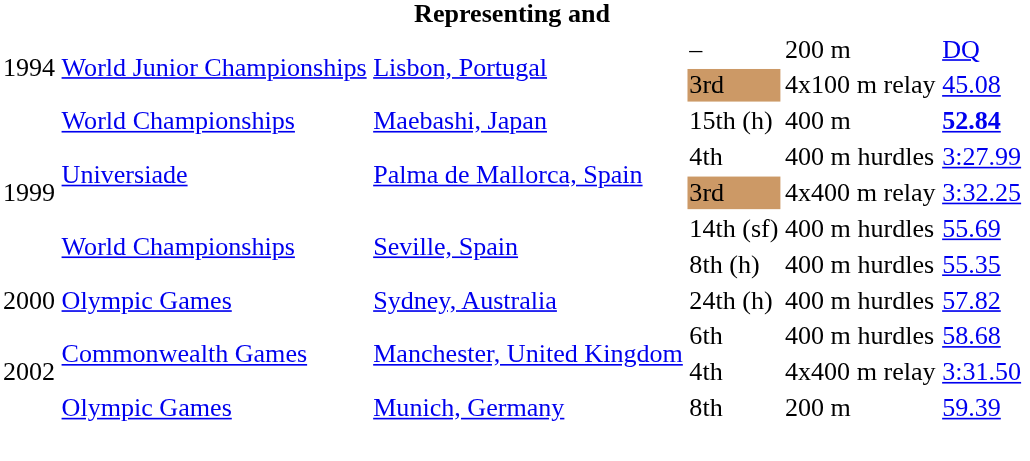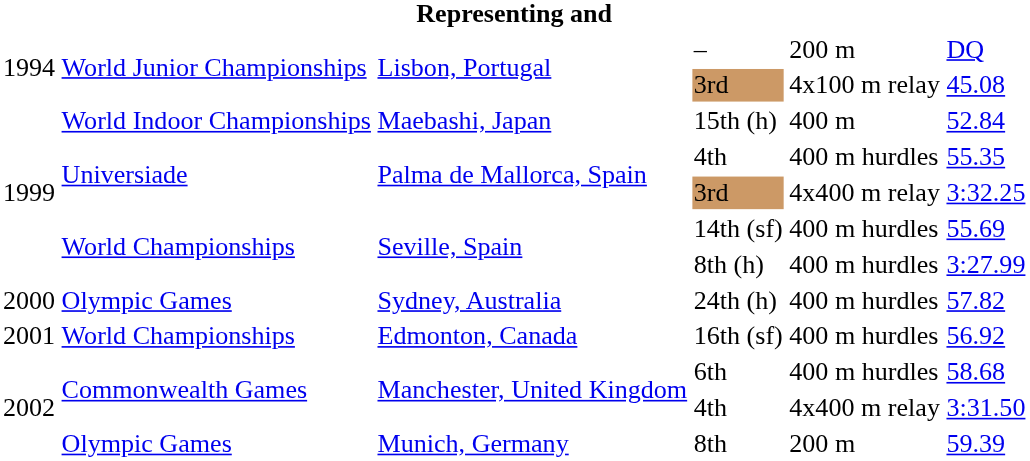(178, 120) World Championships -> (216, 120) World Indoor Championships
(971, 120) bold -> (976, 120) normal
(982, 156) 3:27.99 -> (976, 156) 55.35
(971, 264) 55.35 -> (986, 264) 3:27.99
+ row: (477, 335)
